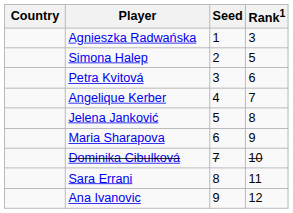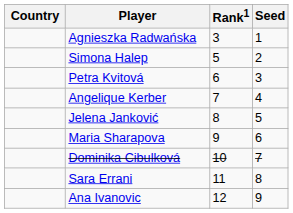columns swapped: (267, 16) <-> (228, 16)
